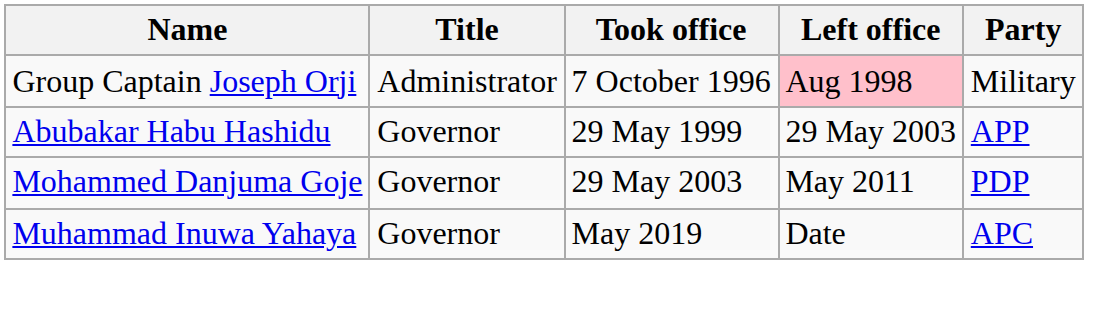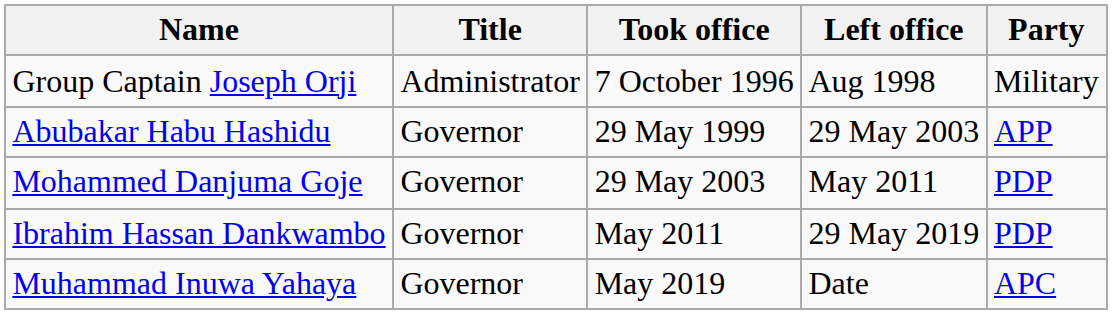(849, 80) pink background -> (872, 80) no background
+ row: (199, 232)
